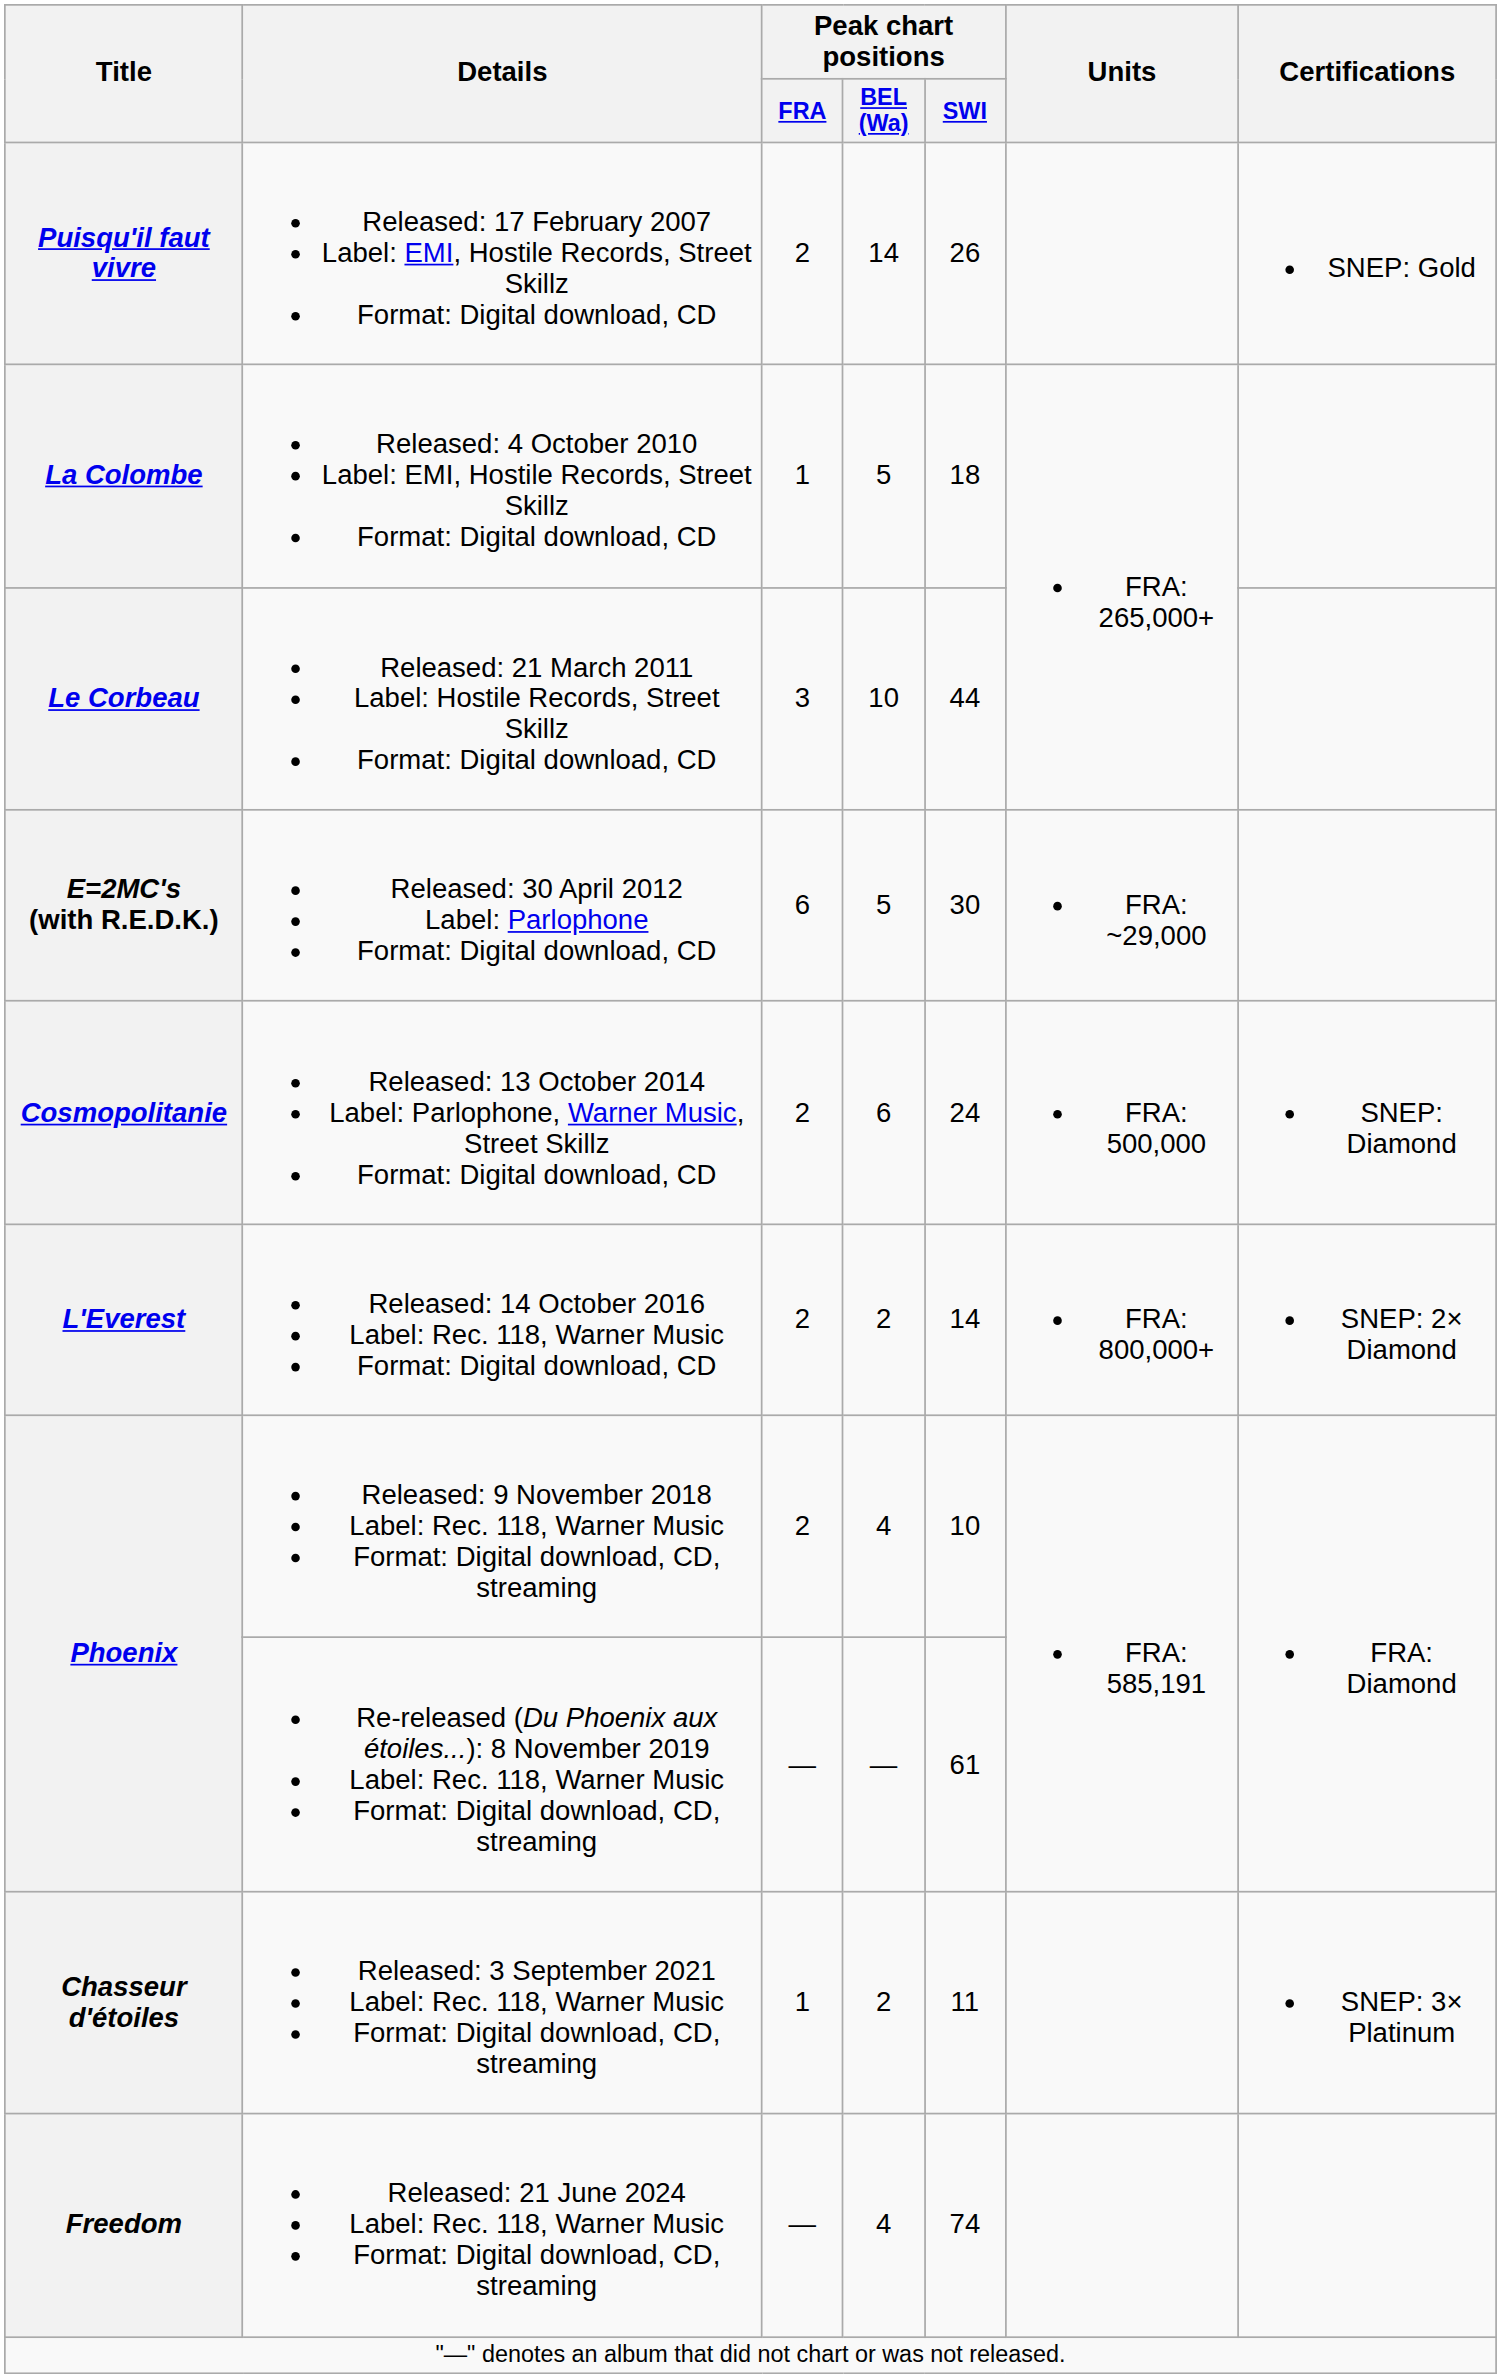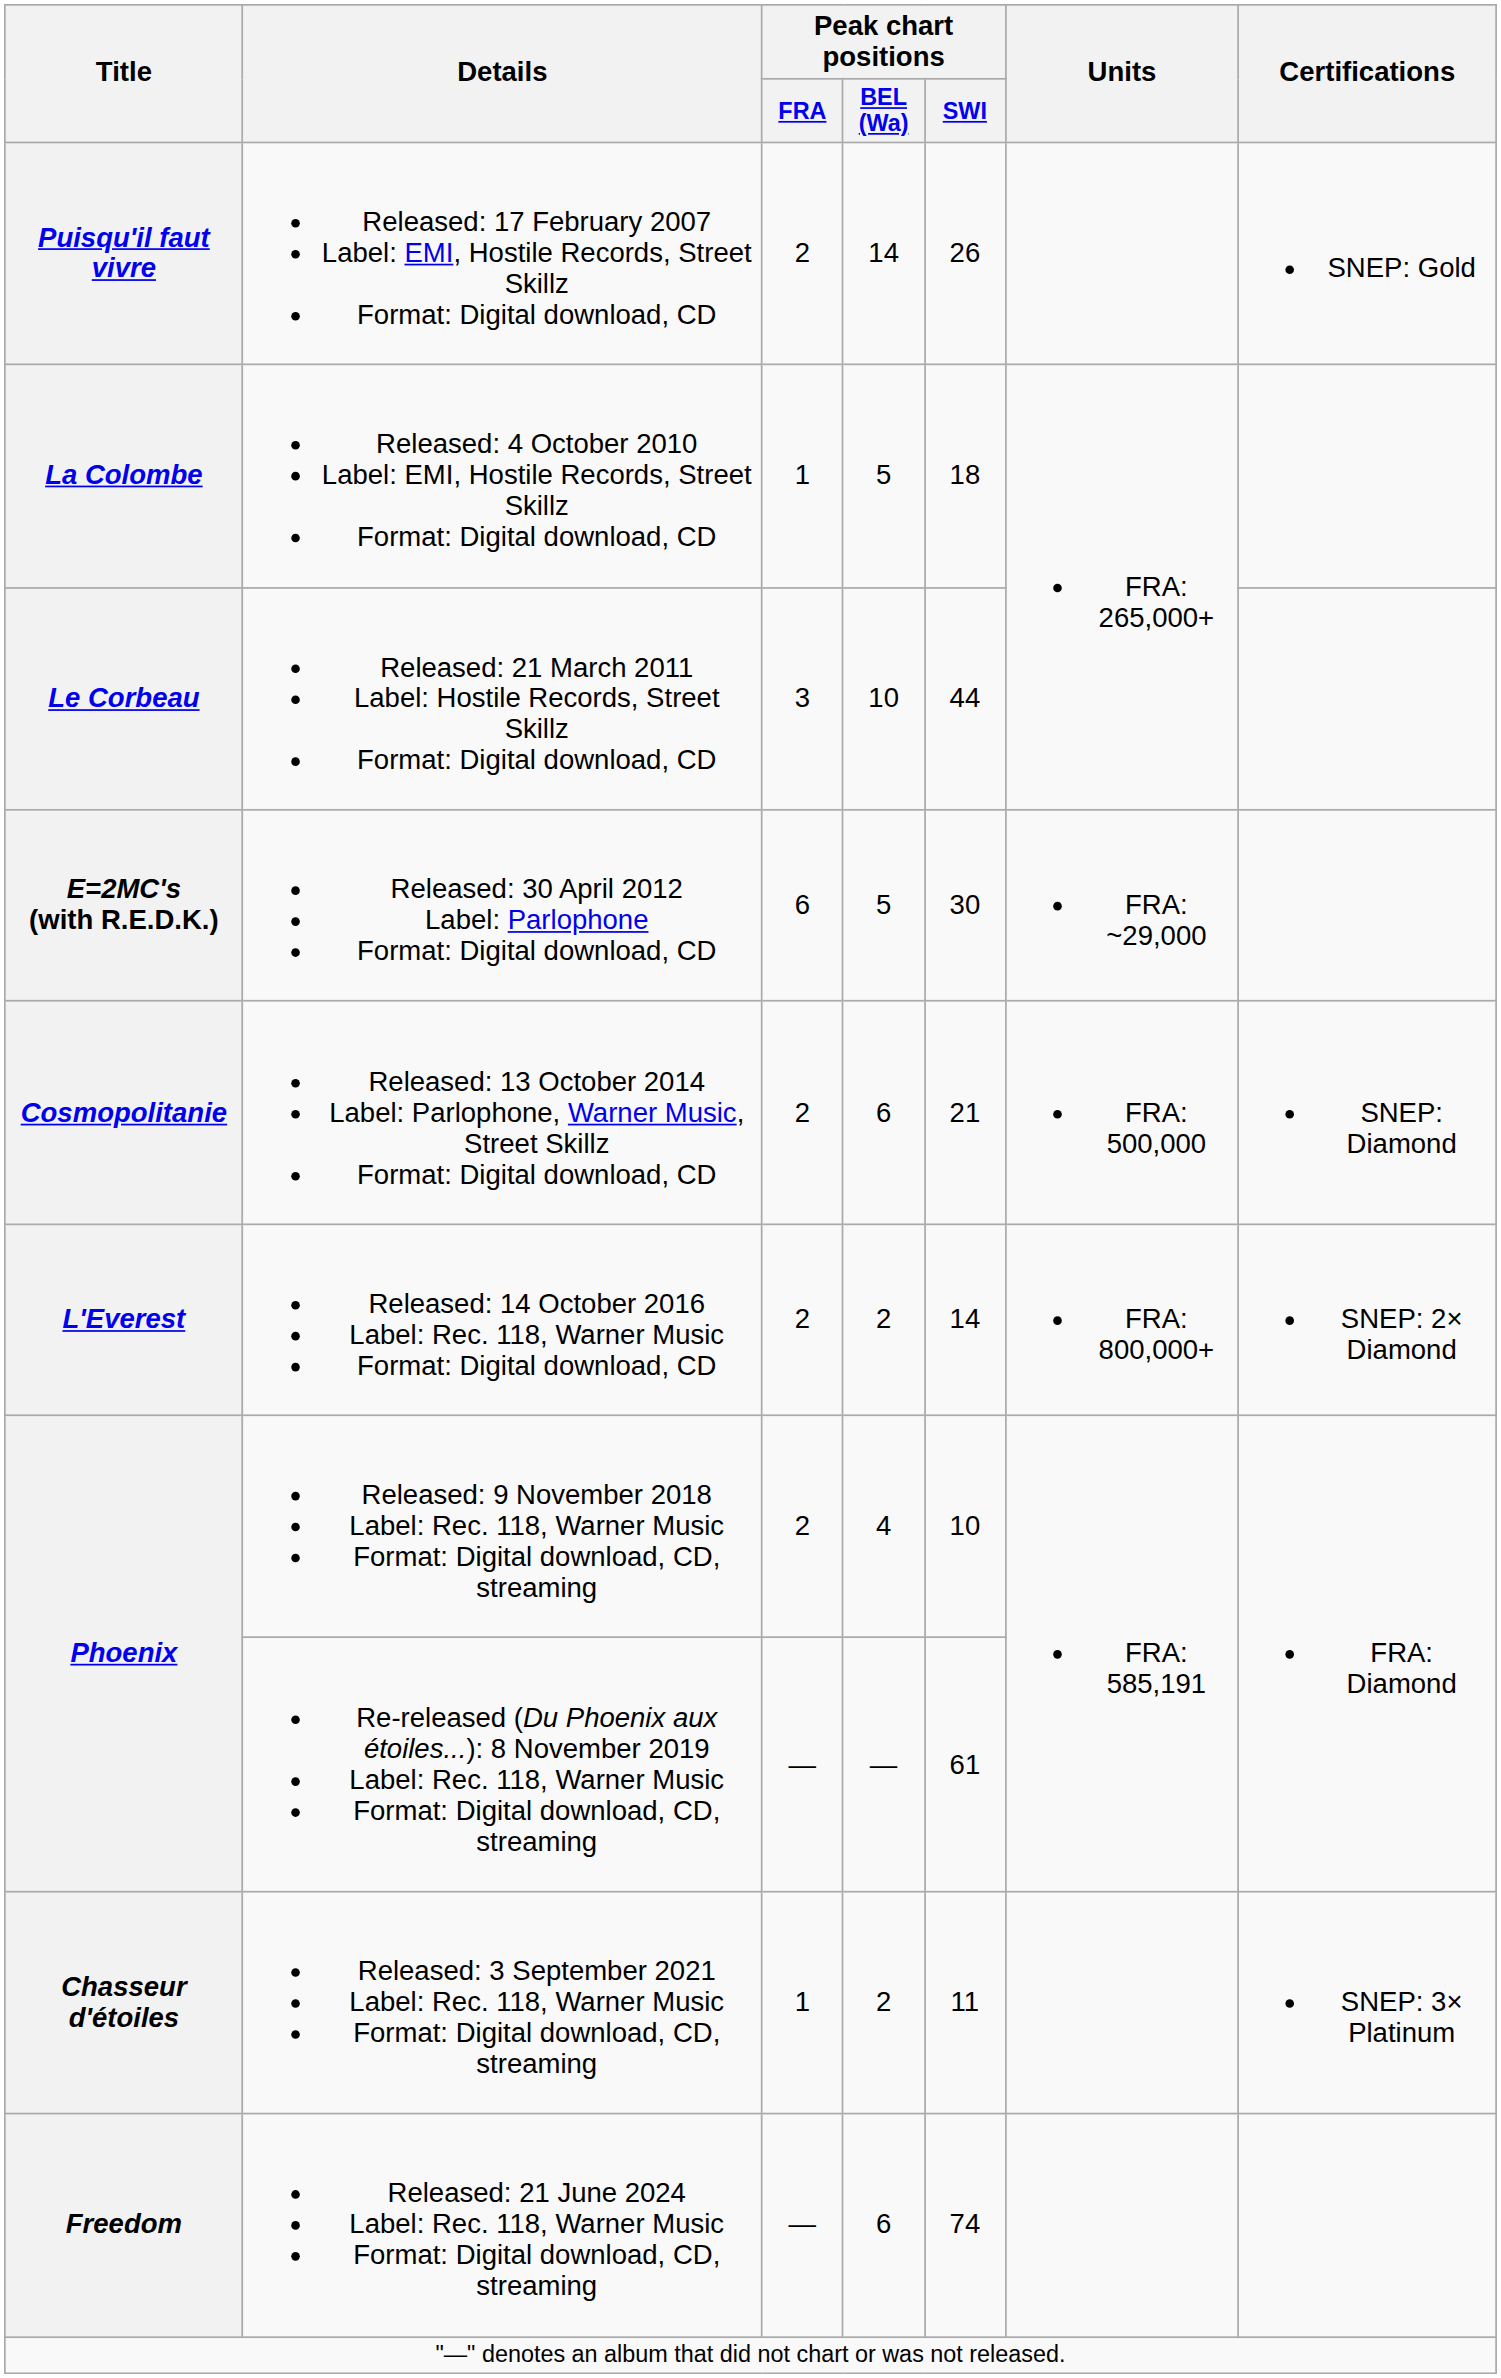(965, 1112) 24 -> (965, 1112) 21
(884, 2224) 4 -> (884, 2224) 6
